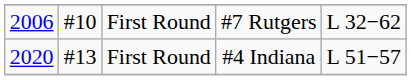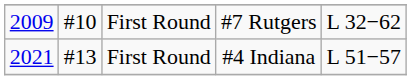(32, 21) 2006 -> (32, 21) 2009
(32, 56) 2020 -> (32, 56) 2021
